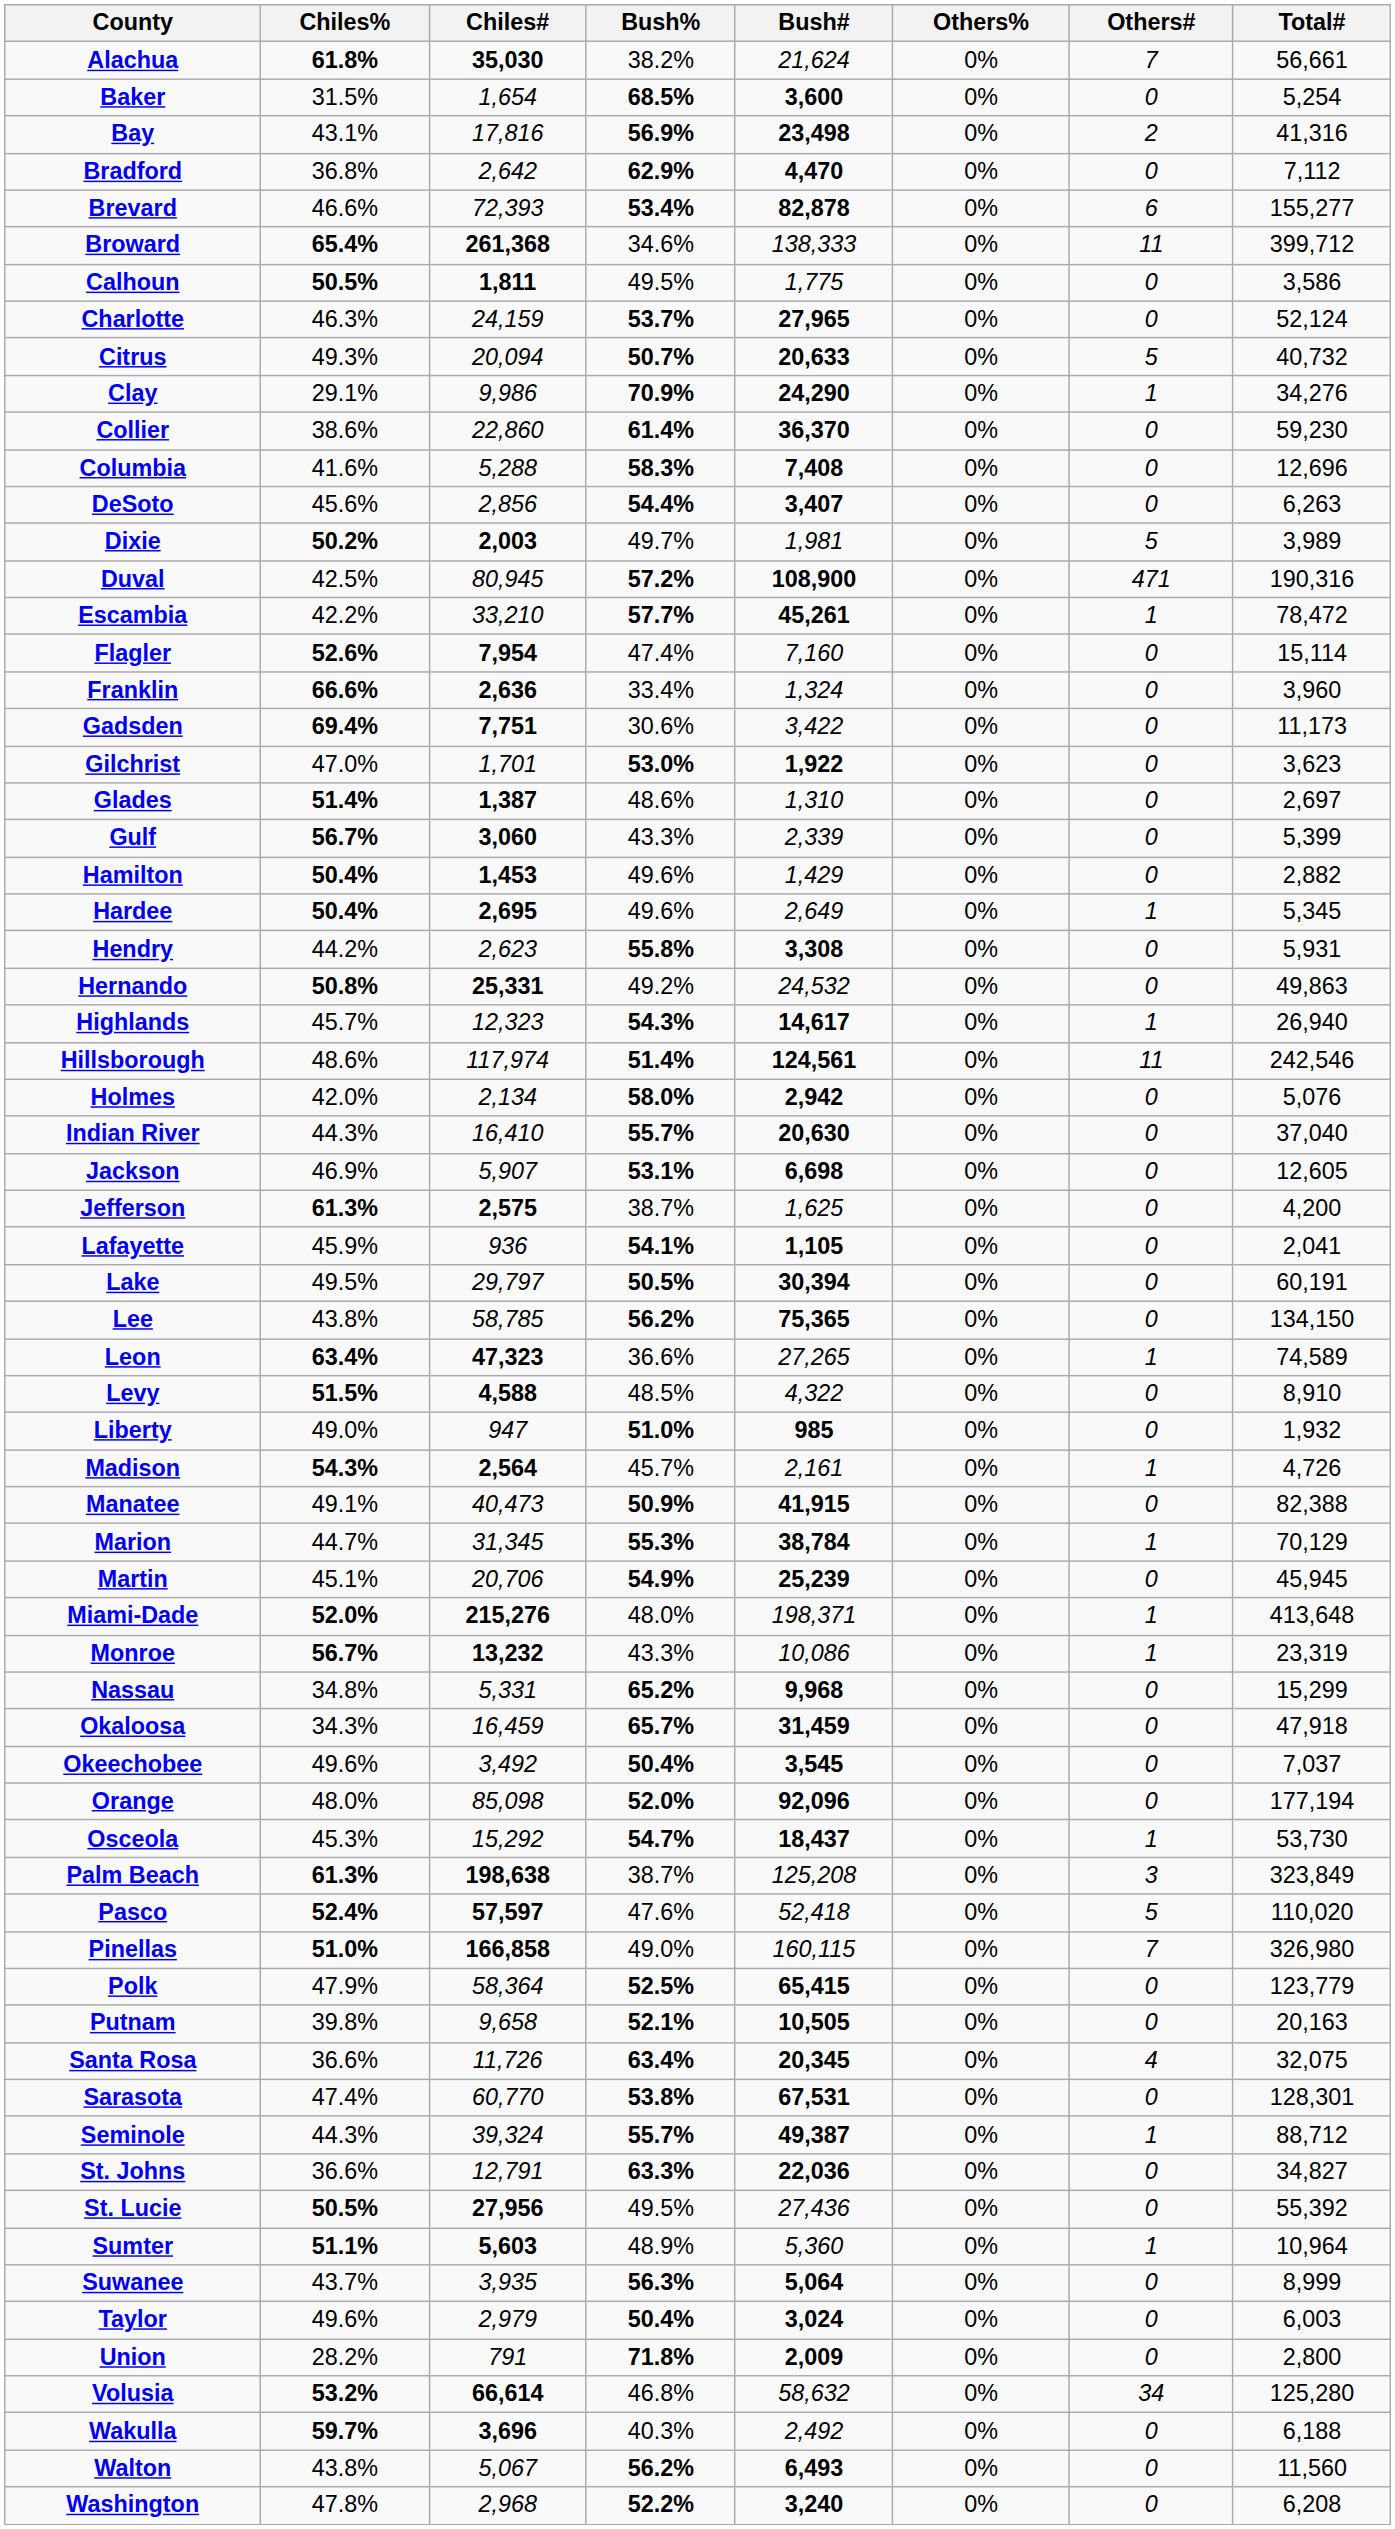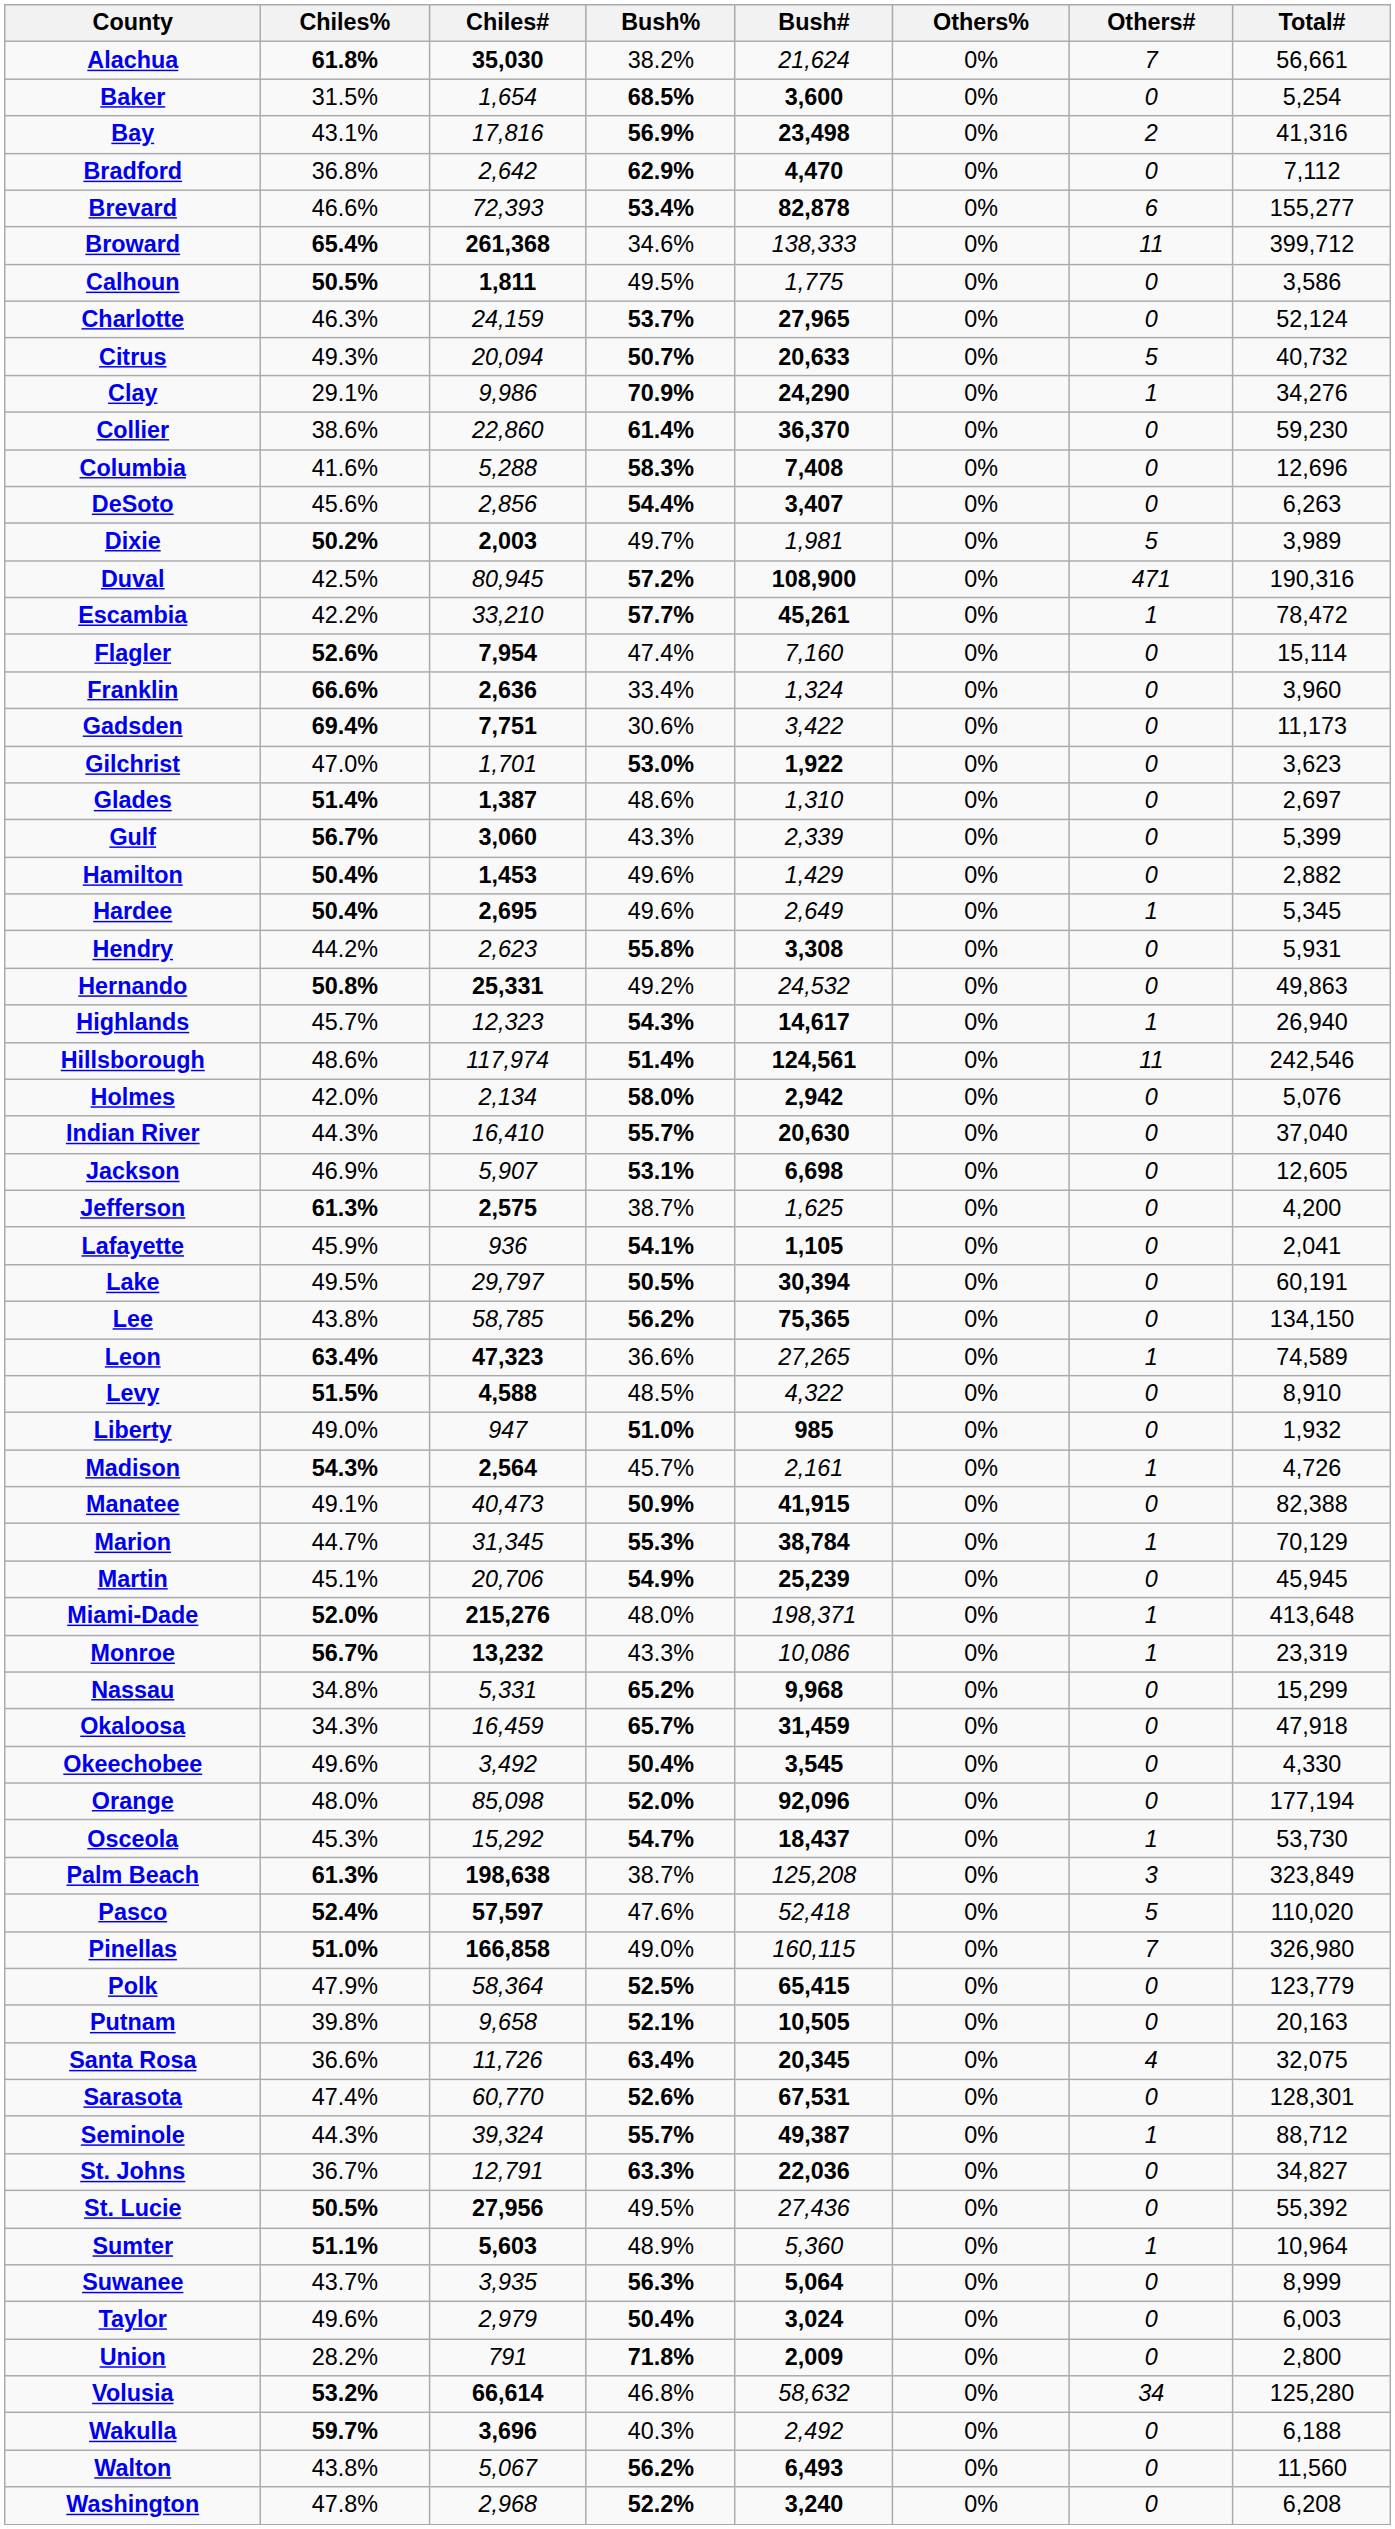(1312, 1764) 7,037 -> (1312, 1764) 4,330
(661, 2097) 53.8% -> (661, 2097) 52.6%
(345, 2171) 36.6% -> (345, 2171) 36.7%
